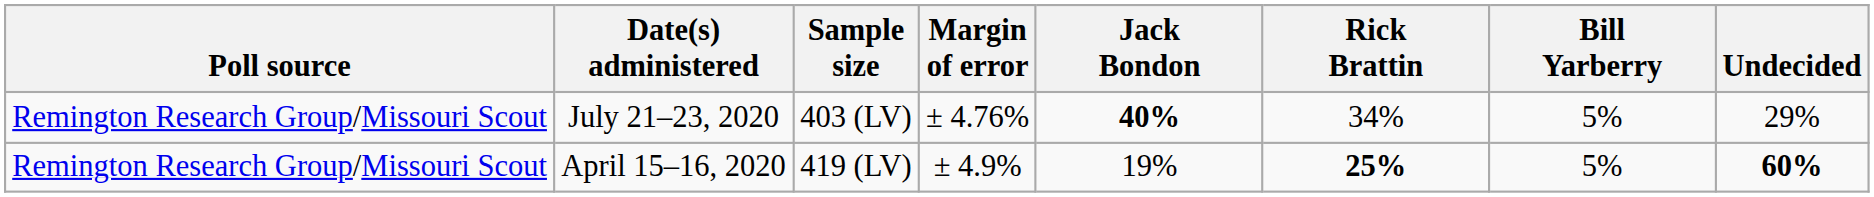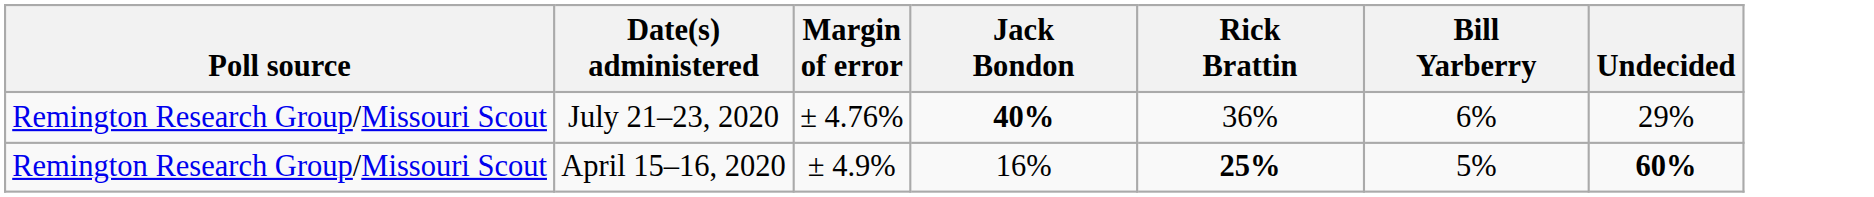- column: (856, 48)
(1376, 116) 34% -> (1250, 116) 36%
(1602, 116) 5% -> (1476, 116) 6%
(1150, 166) 19% -> (1024, 166) 16%
